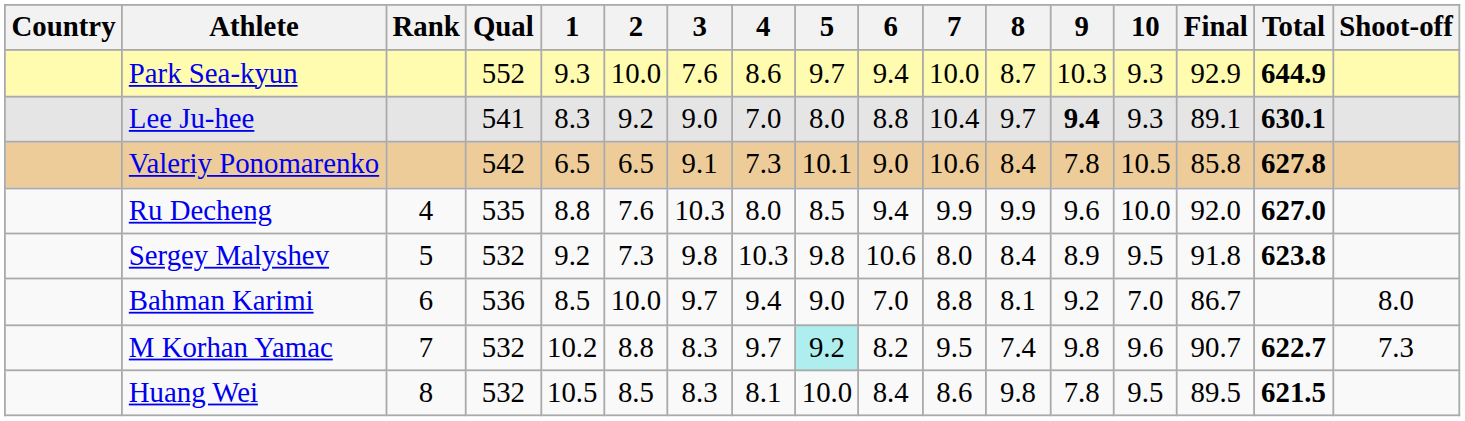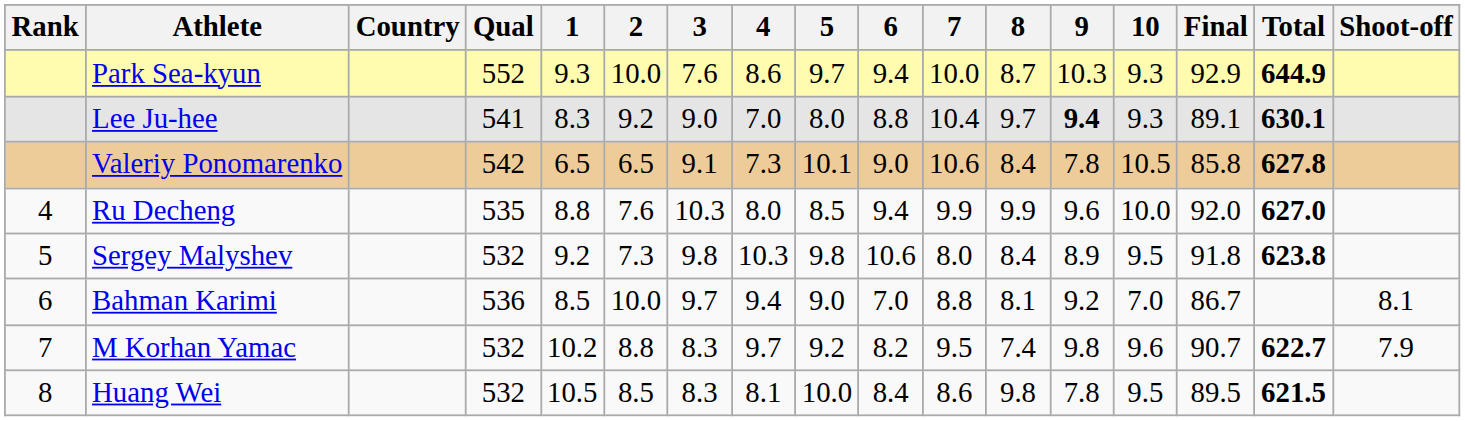columns swapped: (426, 27) <-> (64, 27)
(1396, 301) 8.0 -> (1396, 301) 8.1
(827, 347) paleturquoise background -> (827, 347) no background
(1396, 347) 7.3 -> (1396, 347) 7.9
